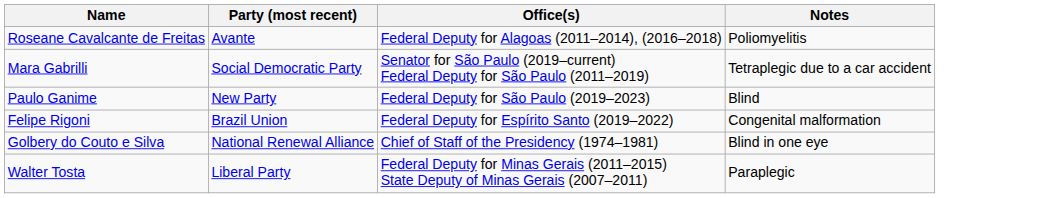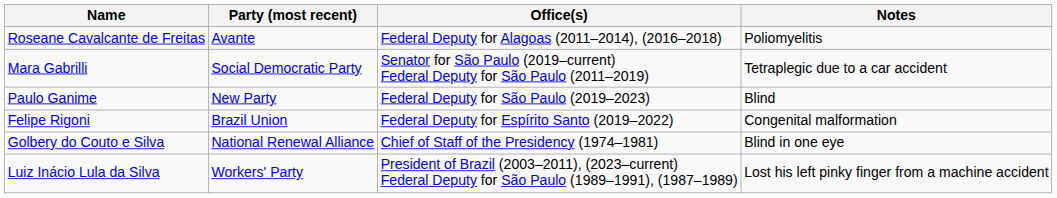+ row: (84, 173)
- row: (46, 173)
